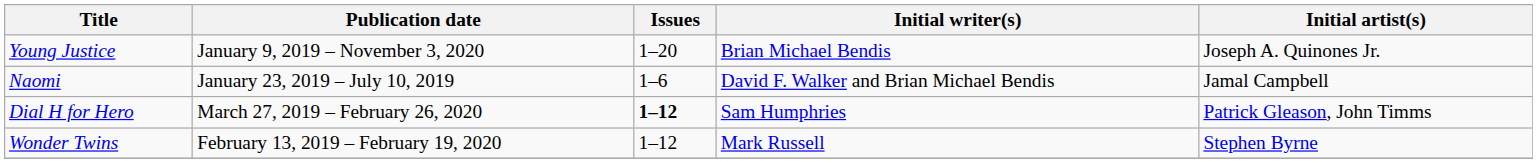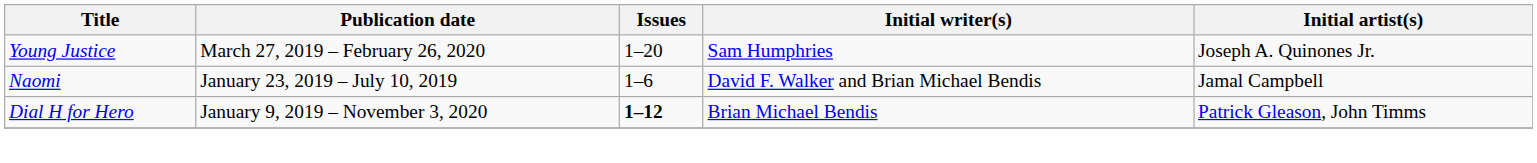(341, 50) January 9, 2019 – November 3, 2020 -> (343, 50) March 27, 2019 – February 26, 2020
(806, 50) Brian Michael Bendis -> (770, 50) Sam Humphries
(340, 111) March 27, 2019 – February 26, 2020 -> (344, 111) January 9, 2019 – November 3, 2020
(783, 111) Sam Humphries -> (793, 111) Brian Michael Bendis
- row: (64, 142)
